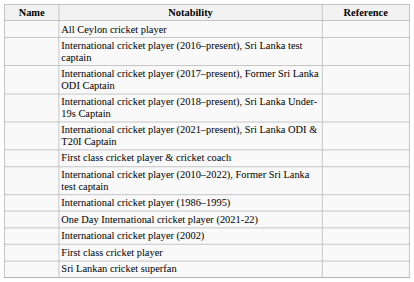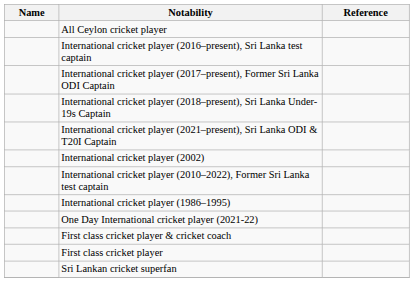rows swapped: (133, 236) <-> (146, 158)
